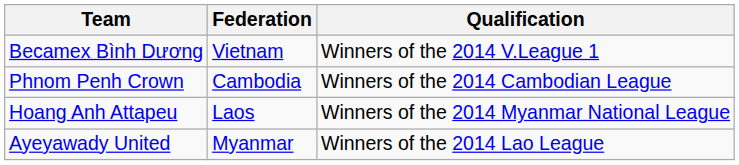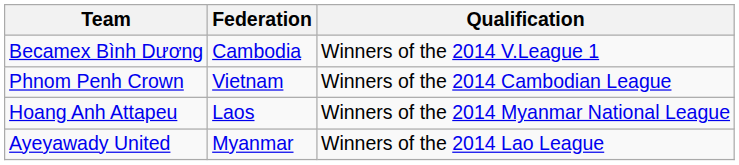(248, 50) Vietnam -> (257, 50) Cambodia
(257, 81) Cambodia -> (248, 81) Vietnam
